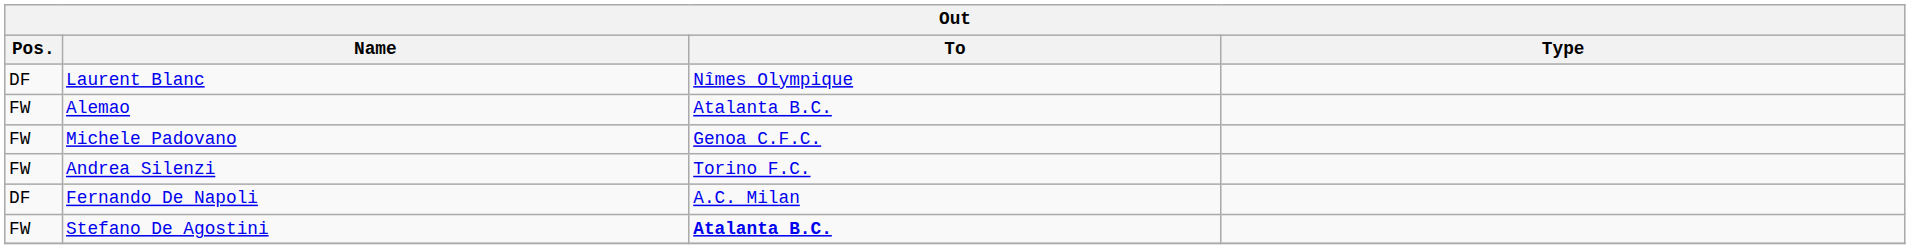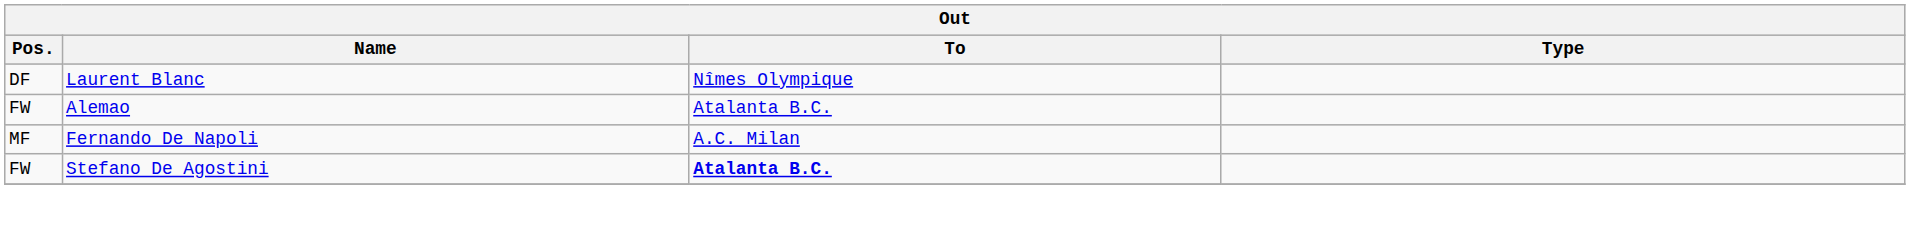- row: (151, 139)
- row: (141, 169)
(20, 199) DF -> (20, 139) MF
